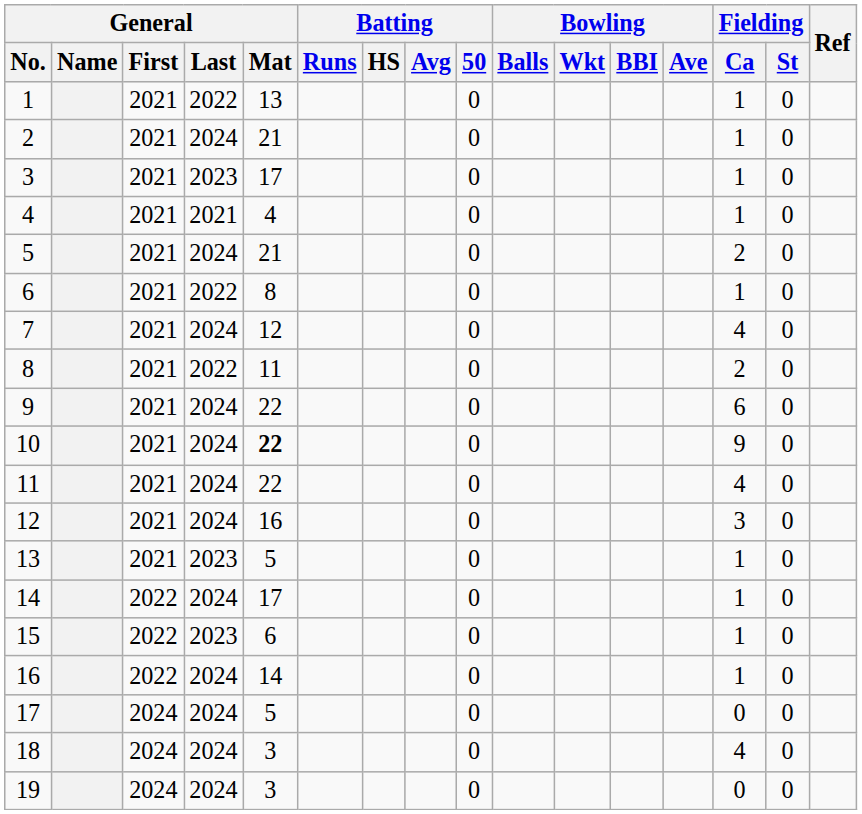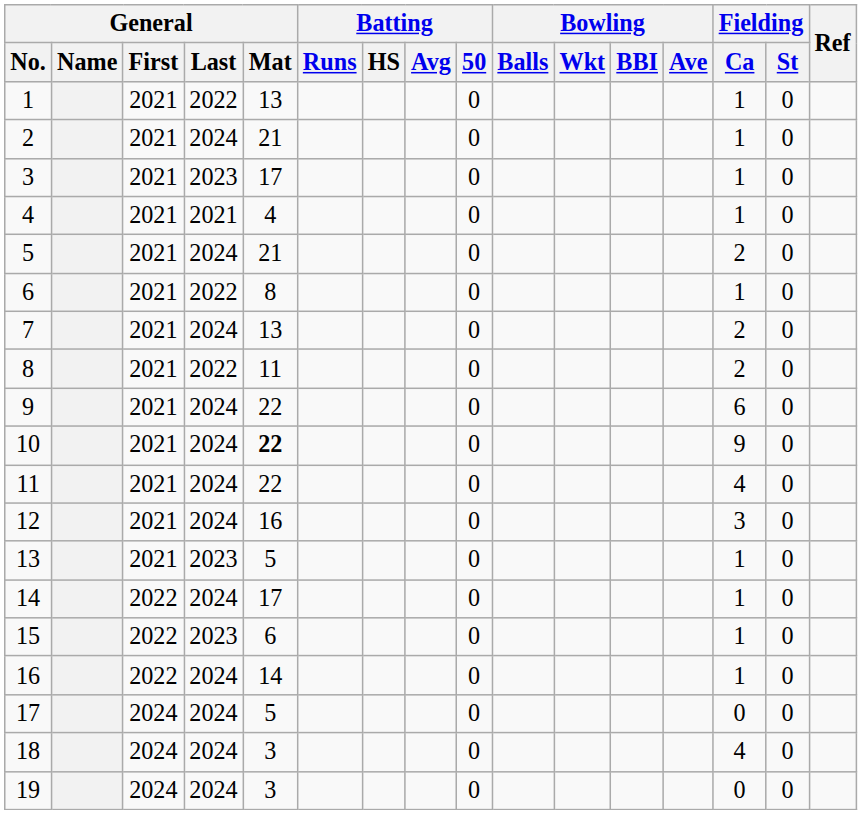(270, 330) 12 -> (270, 330) 13
(740, 330) 4 -> (740, 330) 2
